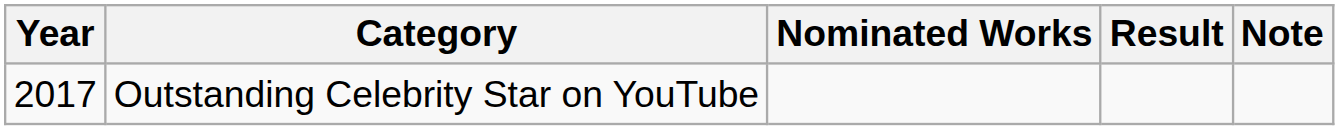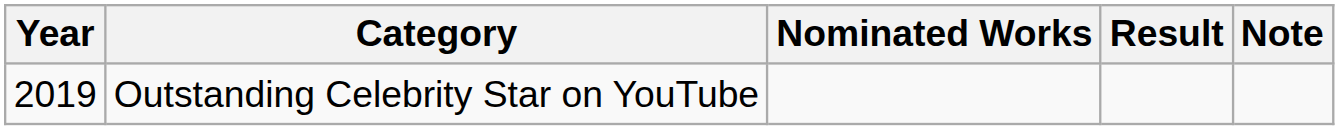(55, 93) 2017 -> (55, 93) 2019
